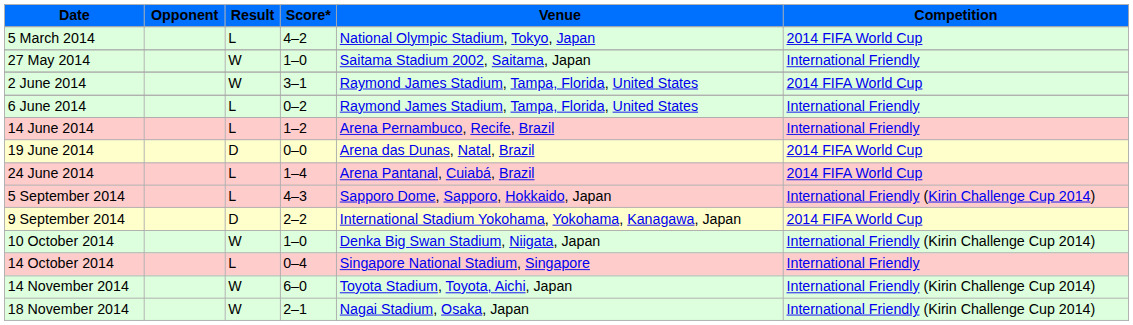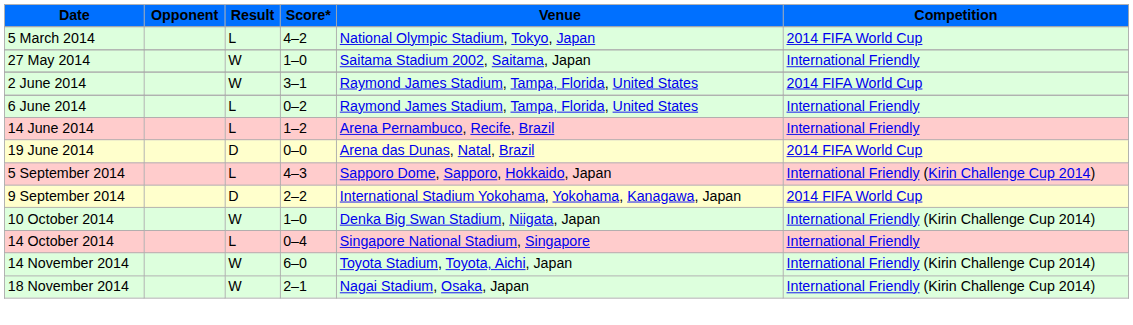- row: (51, 173)
